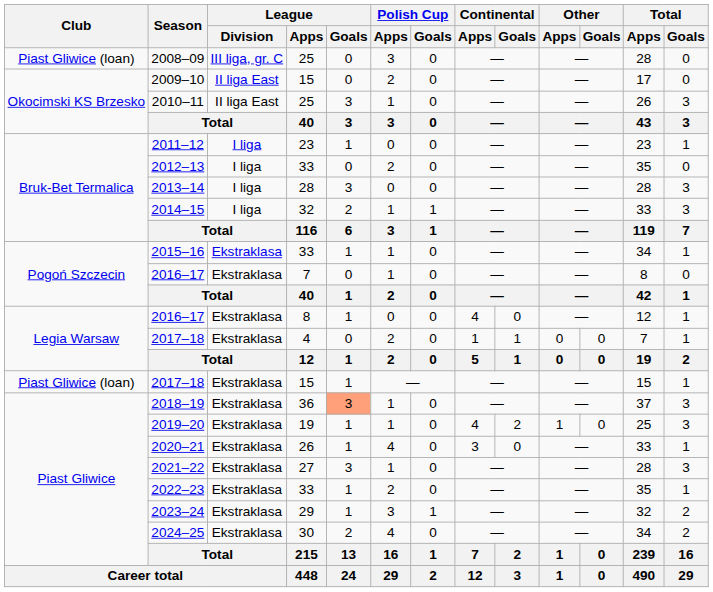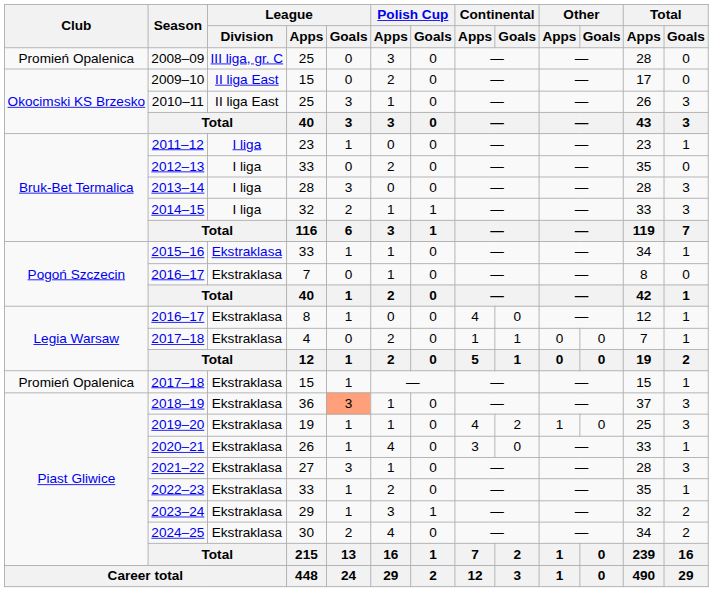(76, 58) Piast Gliwice (loan) -> (76, 58) Promień Opalenica
(76, 381) Piast Gliwice (loan) -> (76, 381) Promień Opalenica
